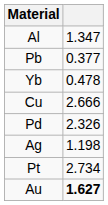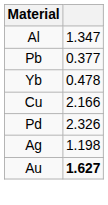(83, 102) 2.666 -> (83, 102) 2.166
- row: (34, 168)
